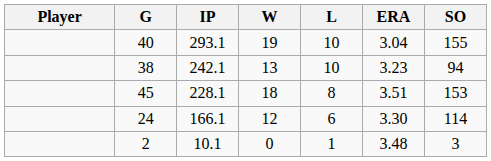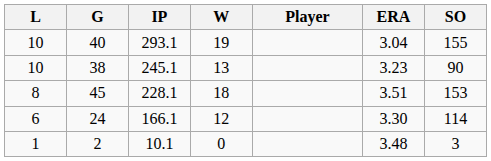columns swapped: (60, 17) <-> (332, 17)
(208, 67) 242.1 -> (159, 67) 245.1
(455, 67) 94 -> (455, 67) 90
